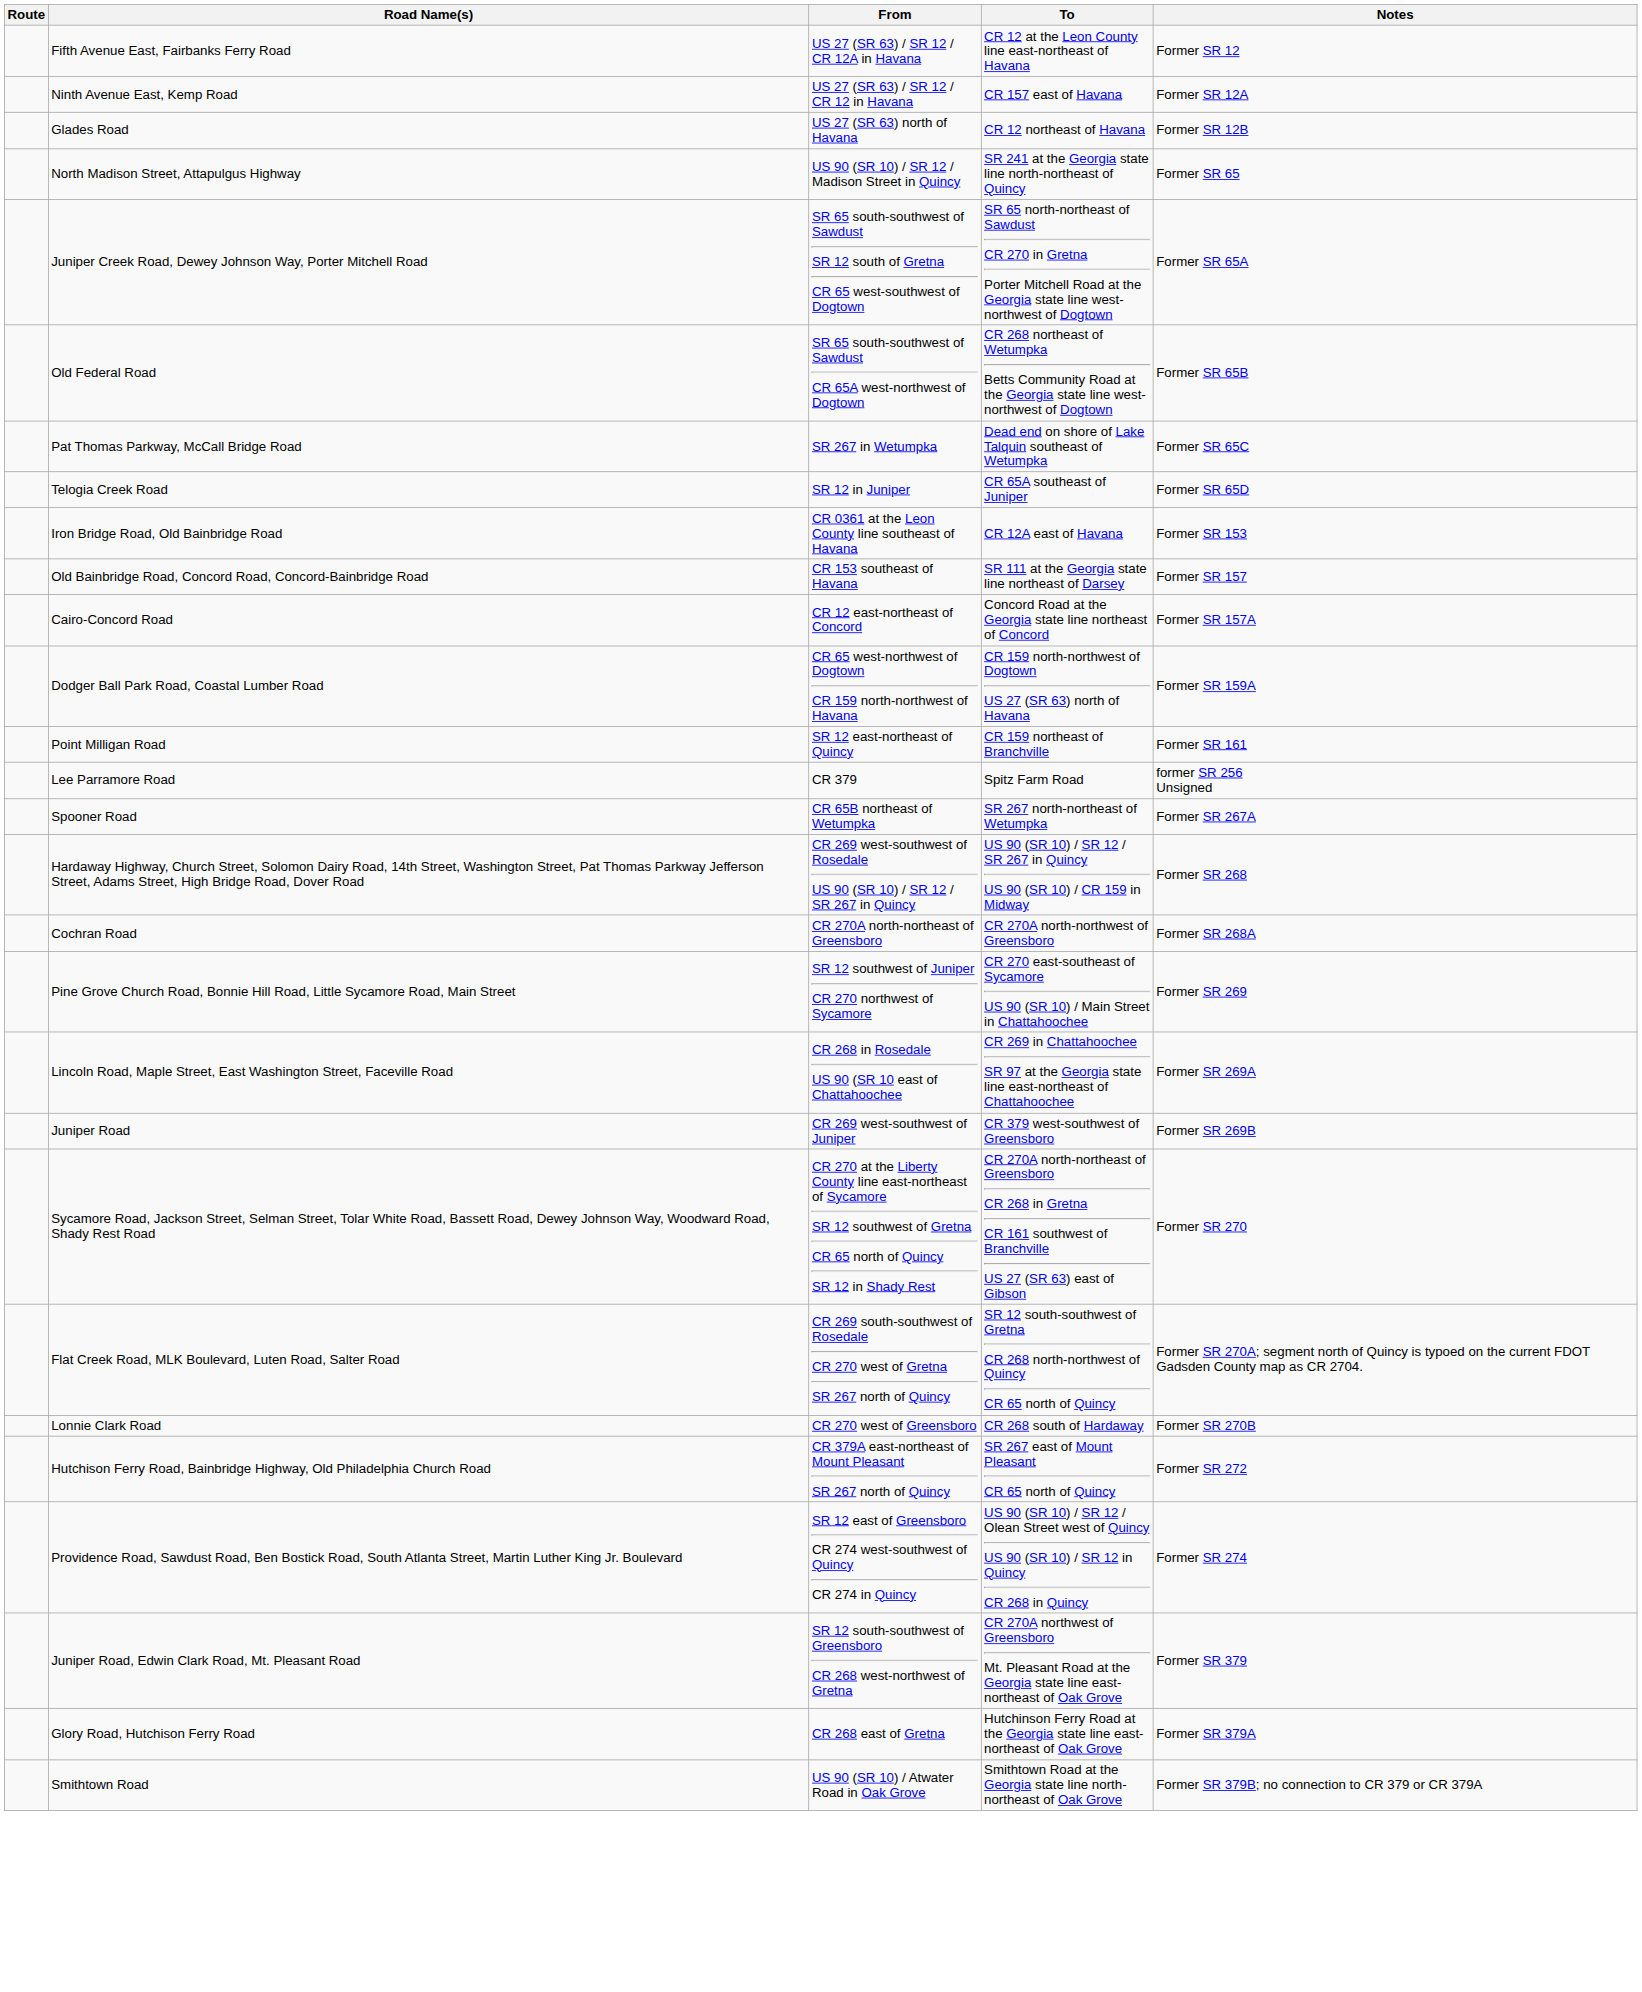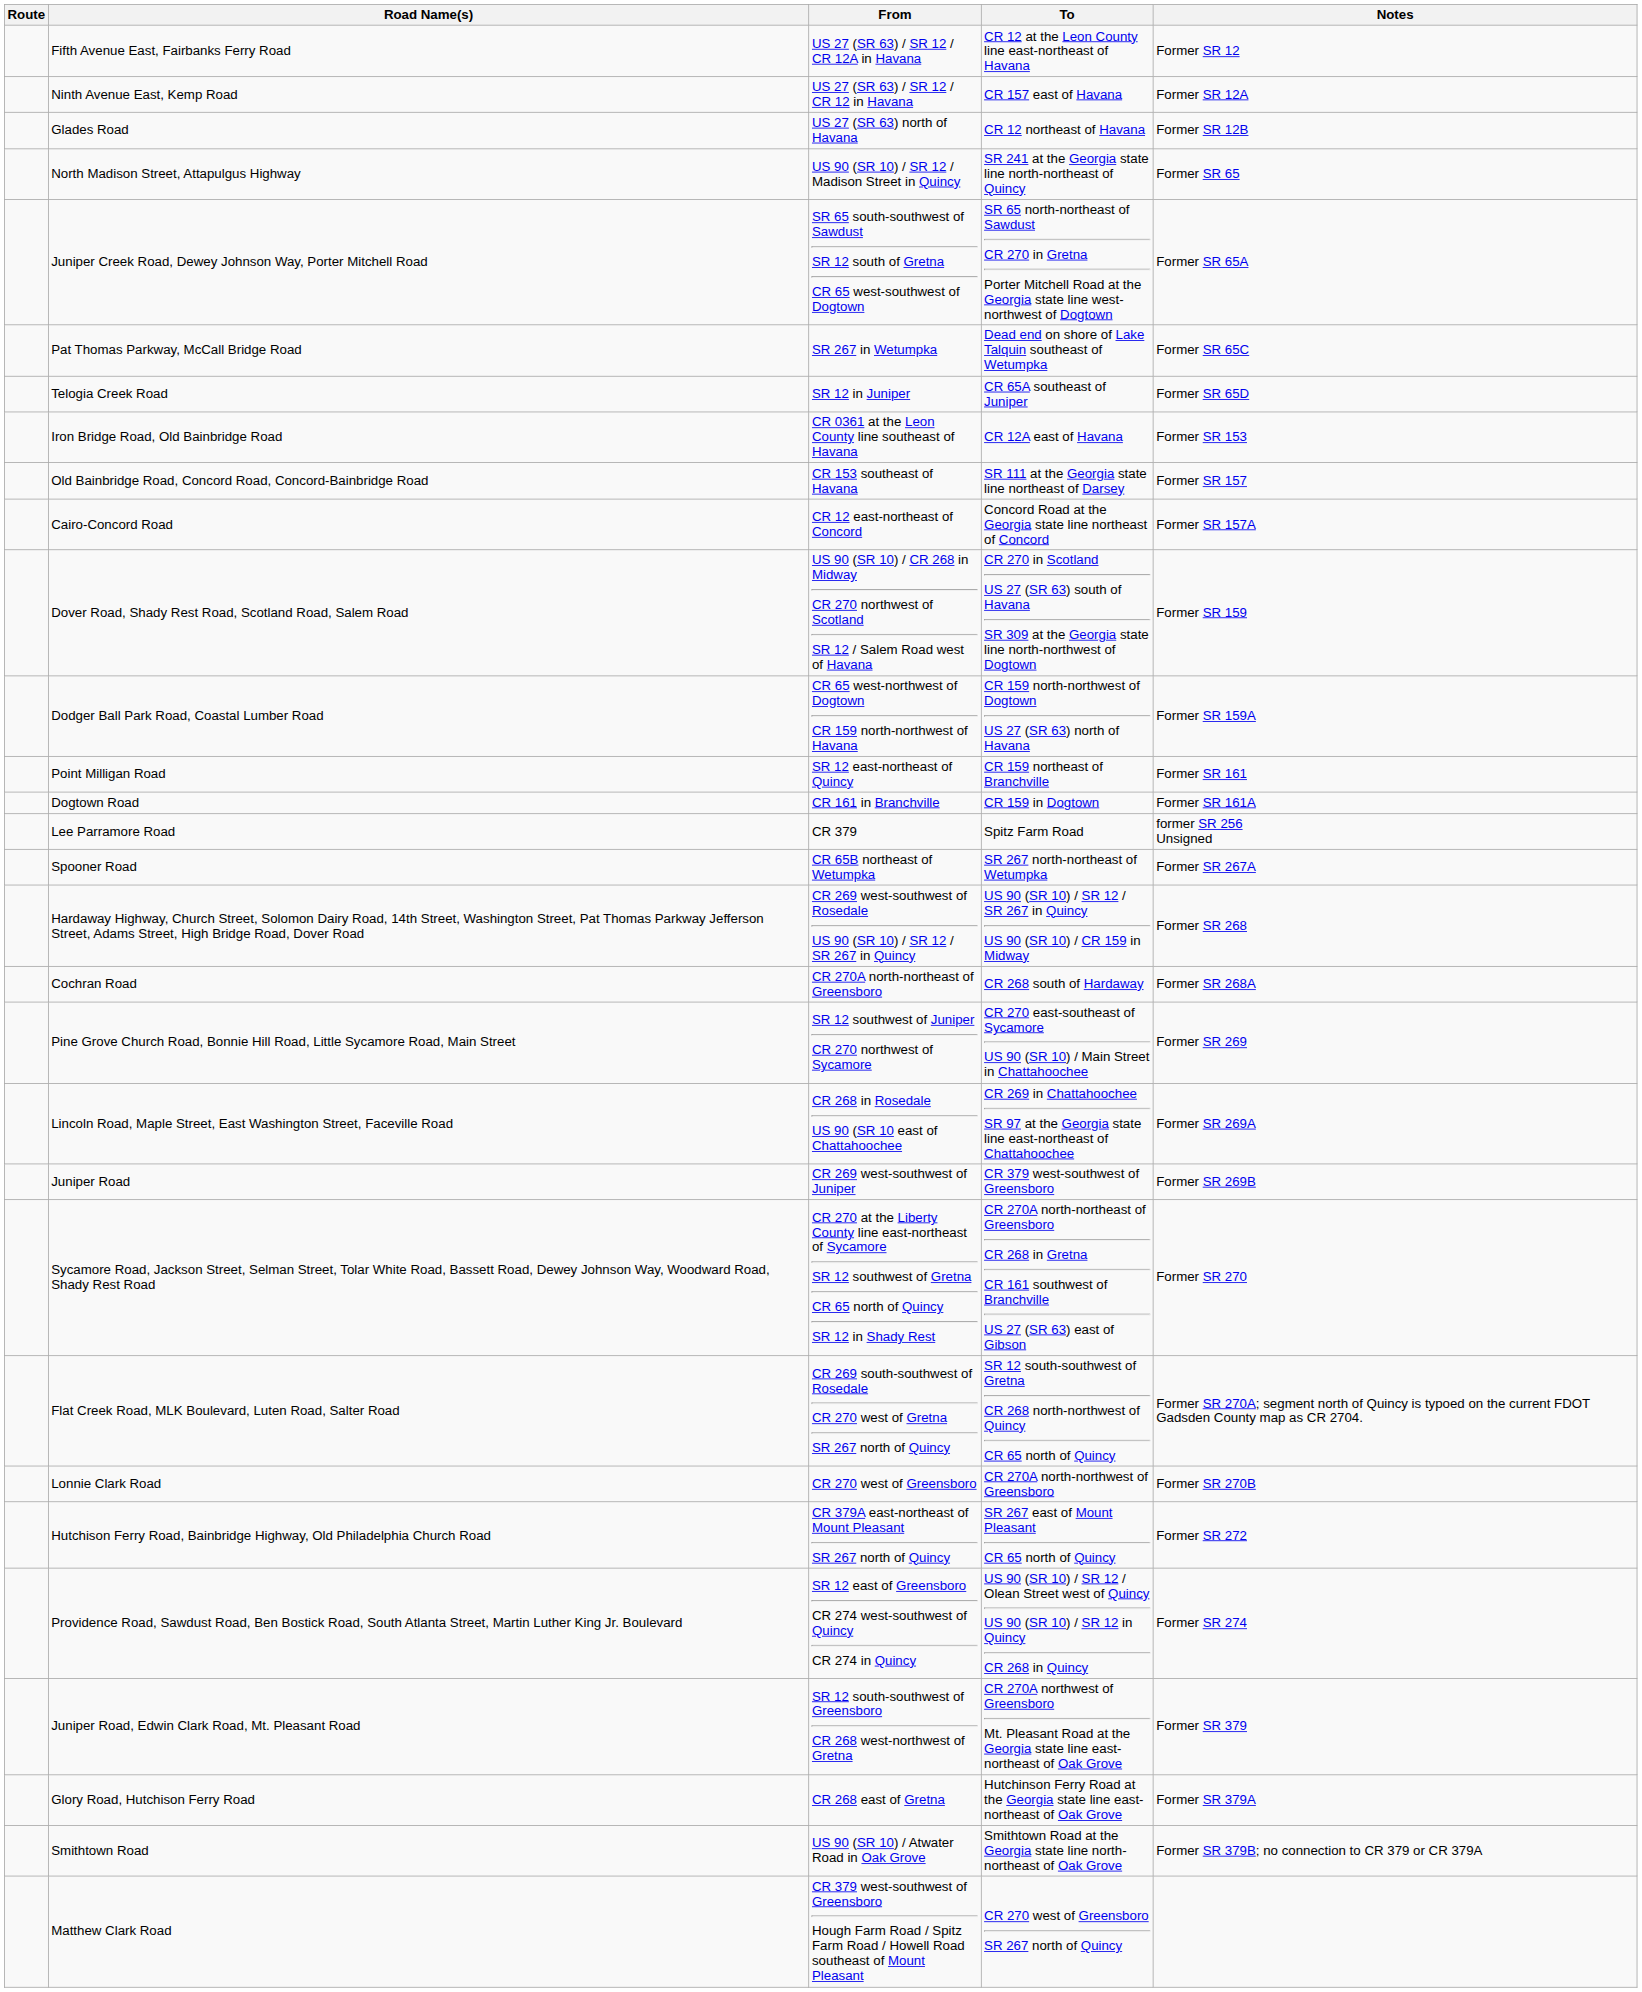- row: (104, 372)
+ row: (230, 612)
+ row: (95, 802)
(1066, 933) CR 270A north-northwest of Greensboro -> (1064, 984) CR 268 south of Hardaway
(1064, 1425) CR 268 south of Hardaway -> (1066, 1484) CR 270A north-northwest of Greensboro
+ row: (111, 1931)
